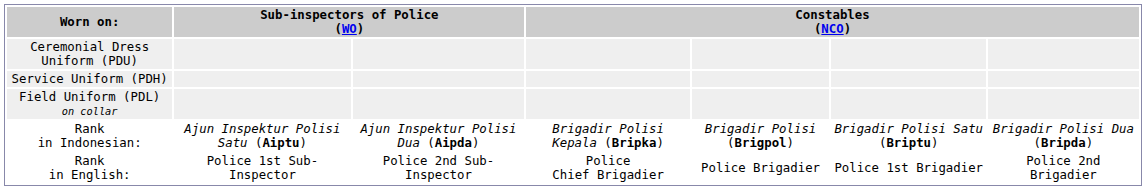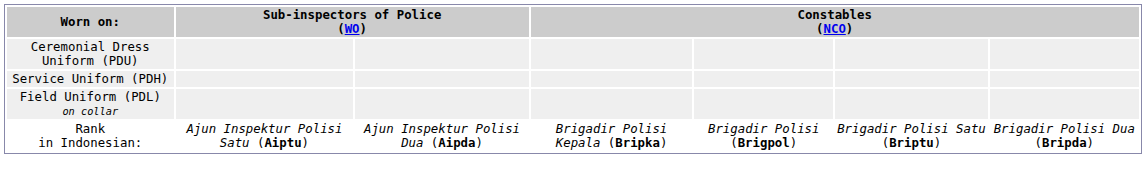- row: (90, 168)
